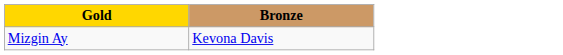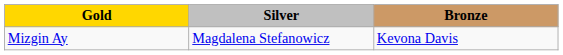+ column: (281, 15)
